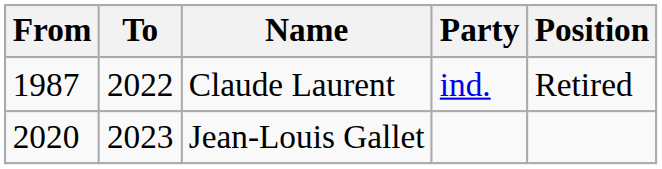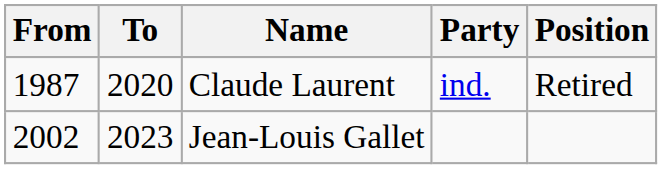(140, 83) 2022 -> (140, 83) 2020
(46, 136) 2020 -> (46, 136) 2002
